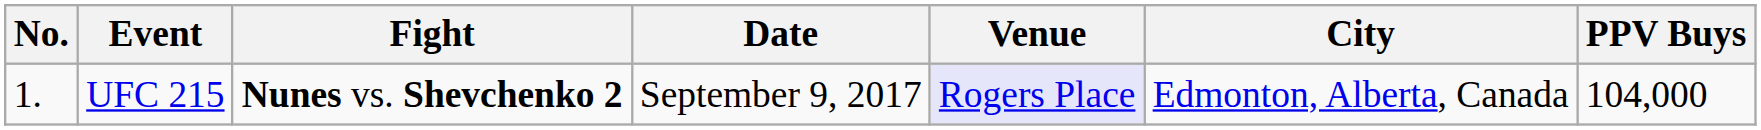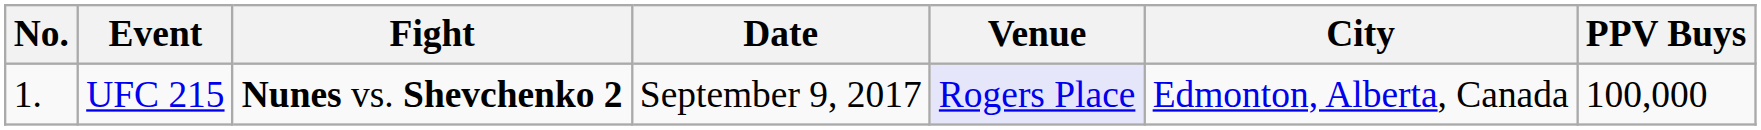(1647, 93) 104,000 -> (1647, 93) 100,000
